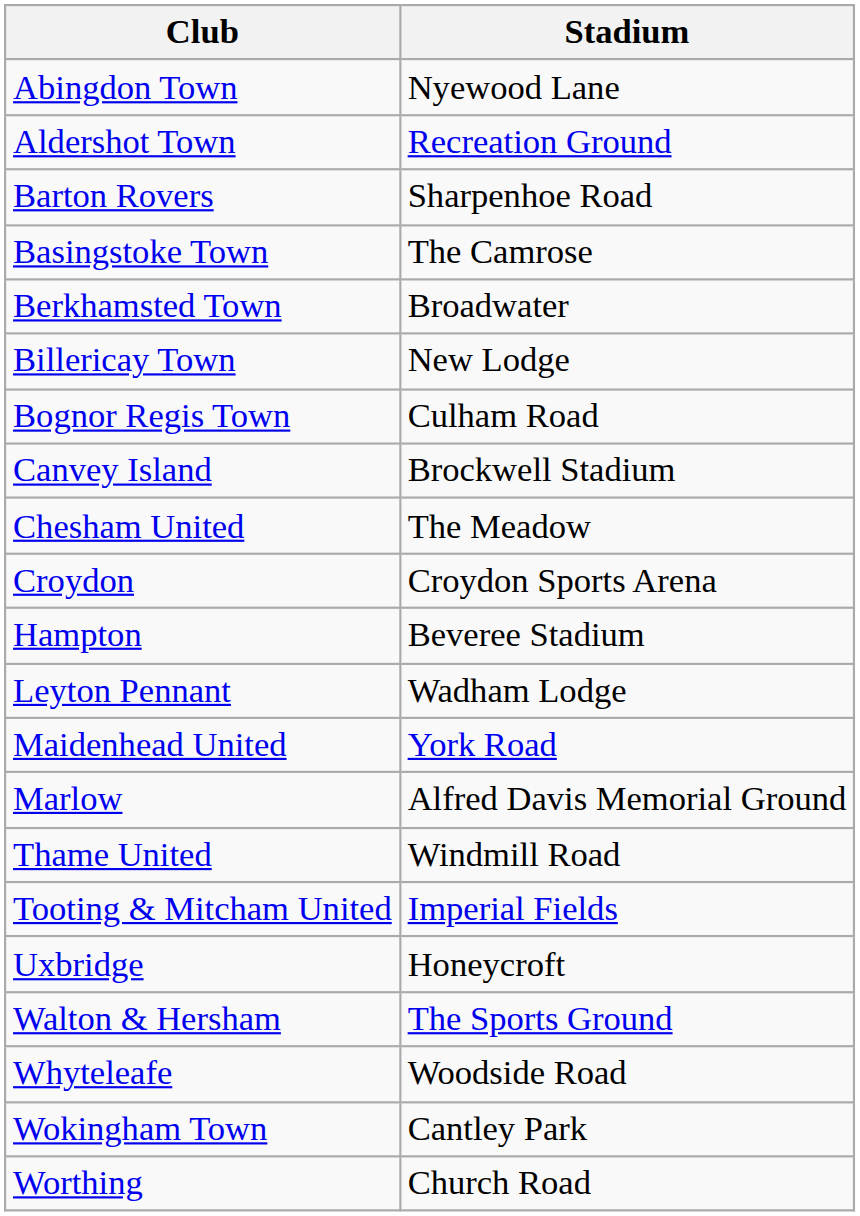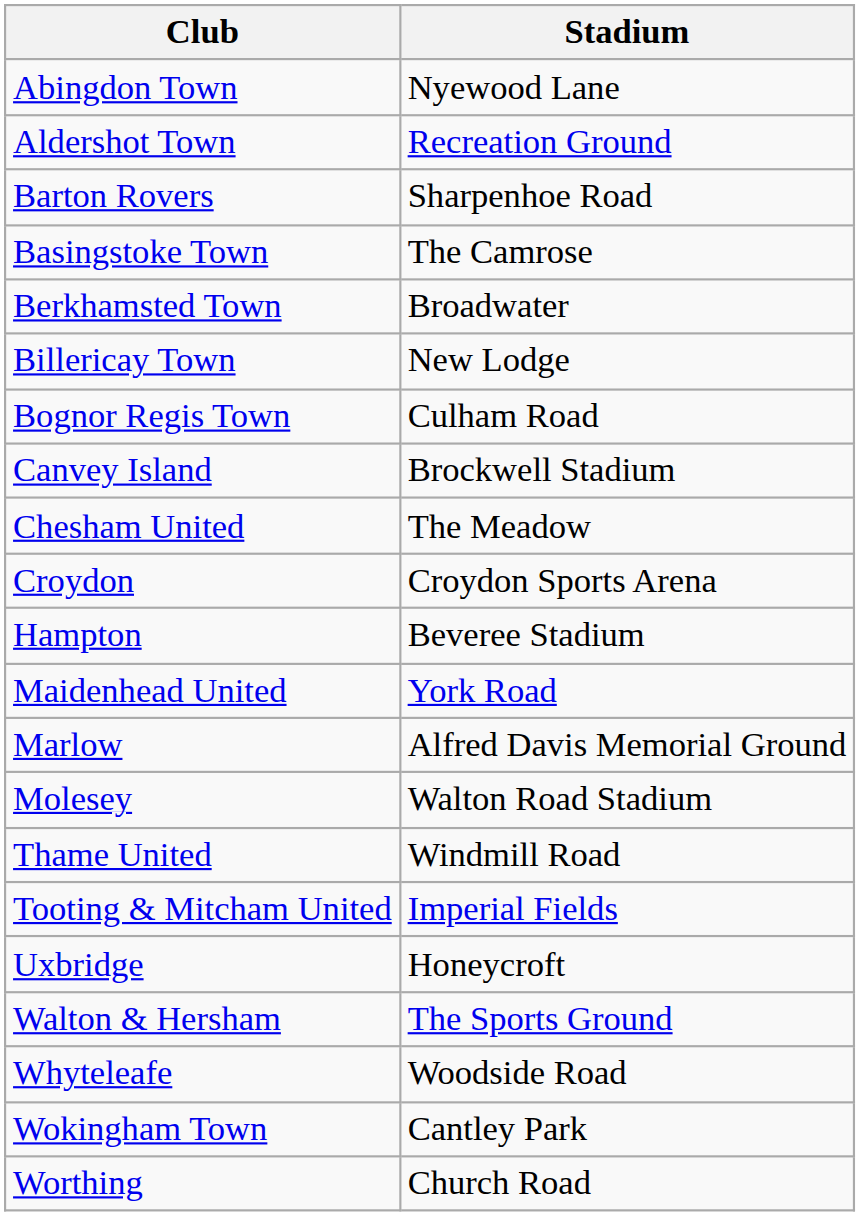- row: (122, 689)
+ row: (73, 799)
